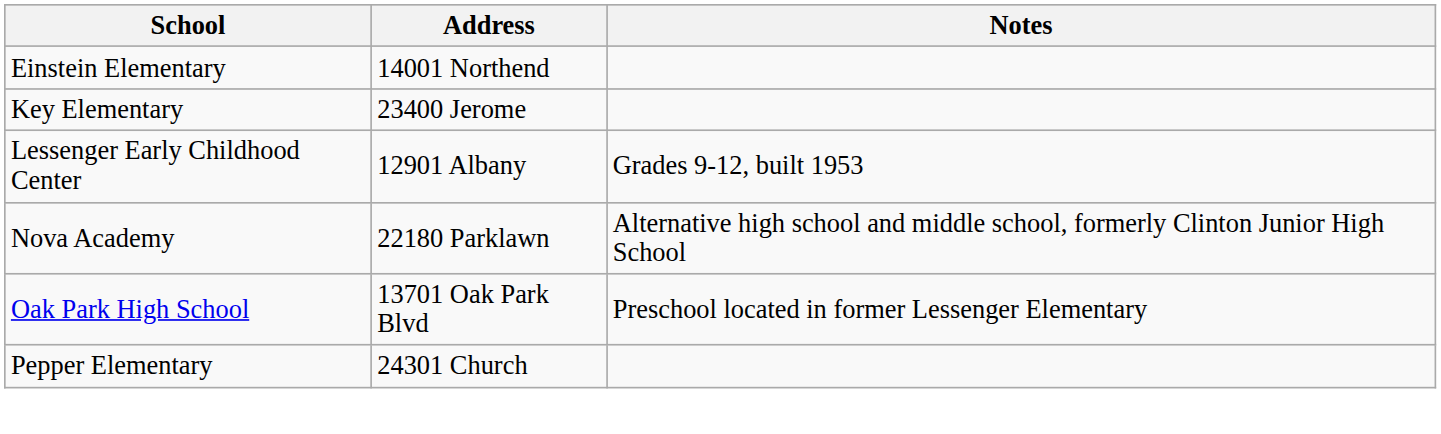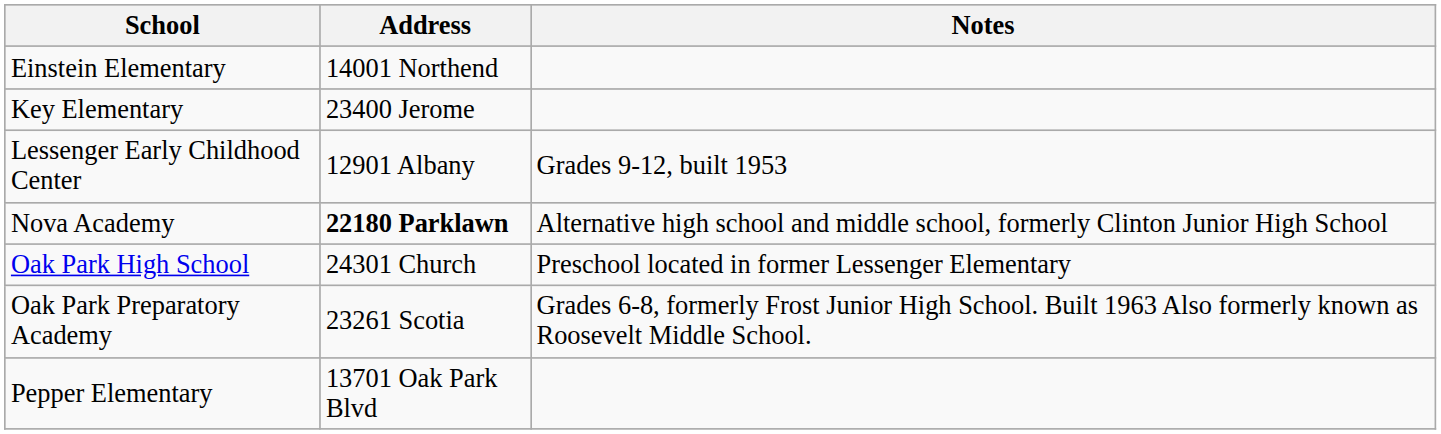(463, 237) normal -> (417, 222) bold
(463, 309) 13701 Oak Park Blvd -> (401, 264) 24301 Church
+ row: (125, 321)
(452, 365) 24301 Church -> (412, 392) 13701 Oak Park Blvd
